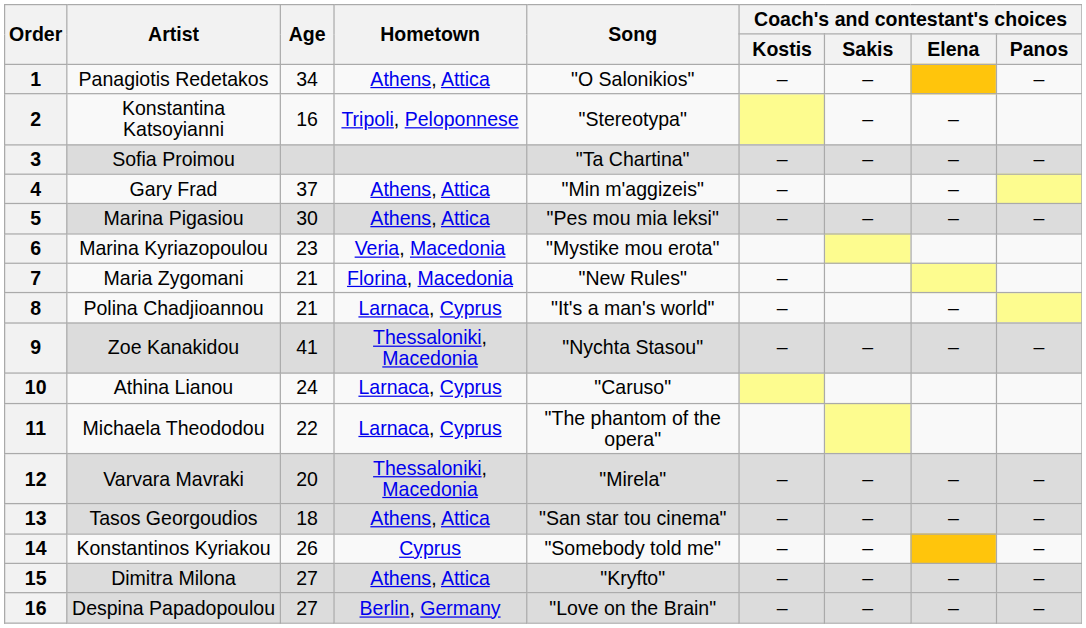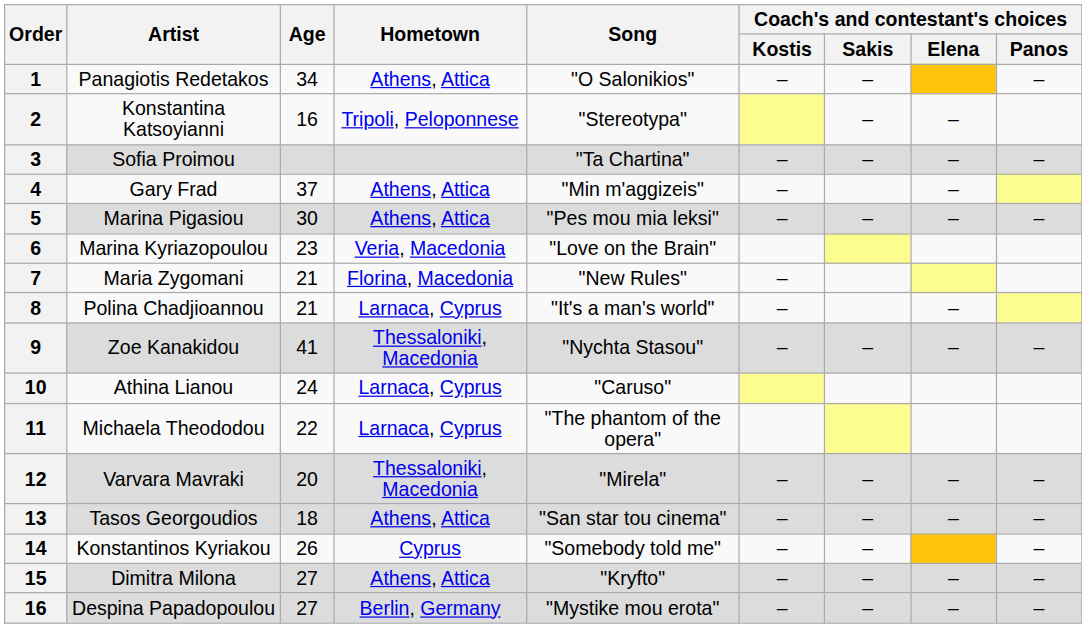(633, 248) "Mystike mou erota" -> (633, 248) "Love on the Brain"
(633, 608) "Love on the Brain" -> (633, 608) "Mystike mou erota"
